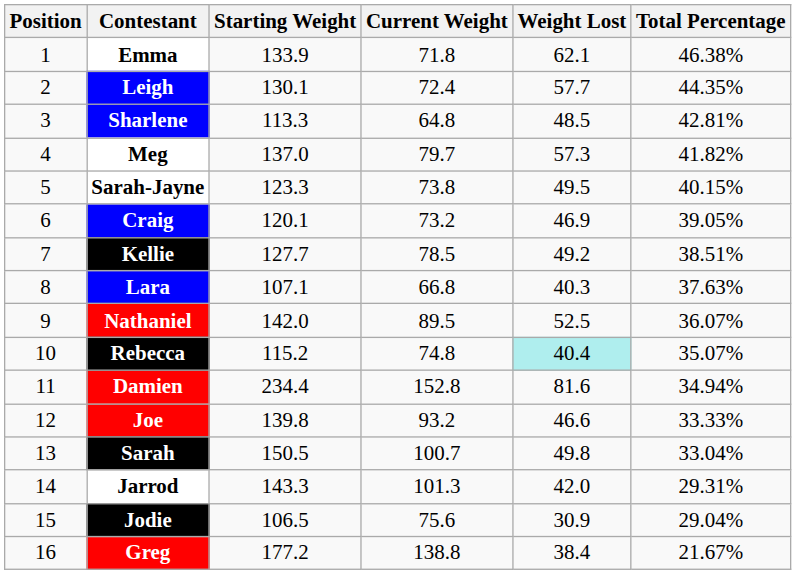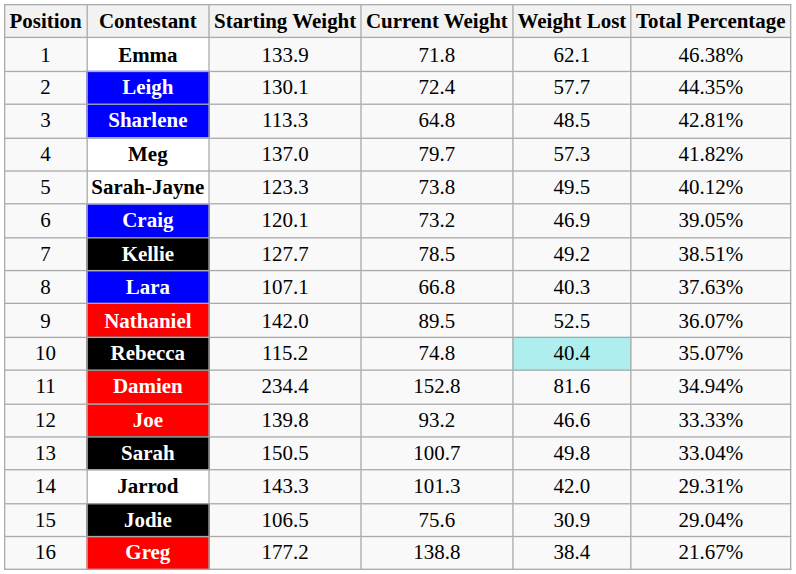(711, 187) 40.15% -> (711, 187) 40.12%
